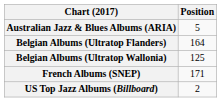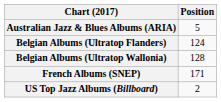(197, 43) 164 -> (197, 43) 124
(197, 58) 125 -> (197, 58) 128
